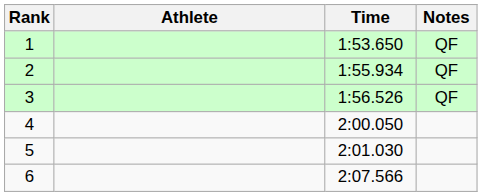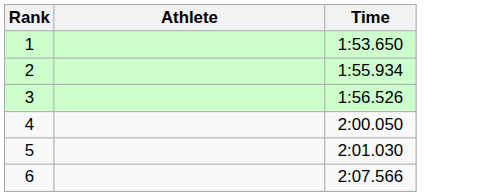- column: (446, 17)
